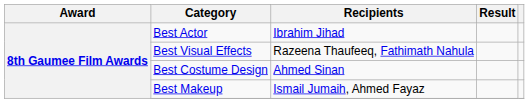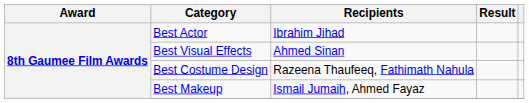(374, 51) Razeena Thaufeeq, Fathimath Nahula -> (309, 51) Ahmed Sinan
(309, 70) Ahmed Sinan -> (374, 70) Razeena Thaufeeq, Fathimath Nahula
